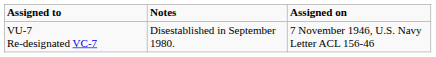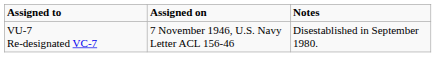columns swapped: (318, 13) <-> (163, 13)
